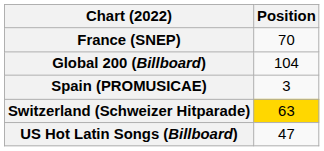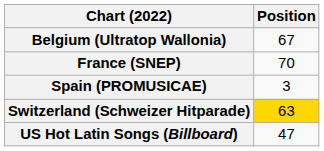+ row: (129, 39)
- row: (129, 63)
